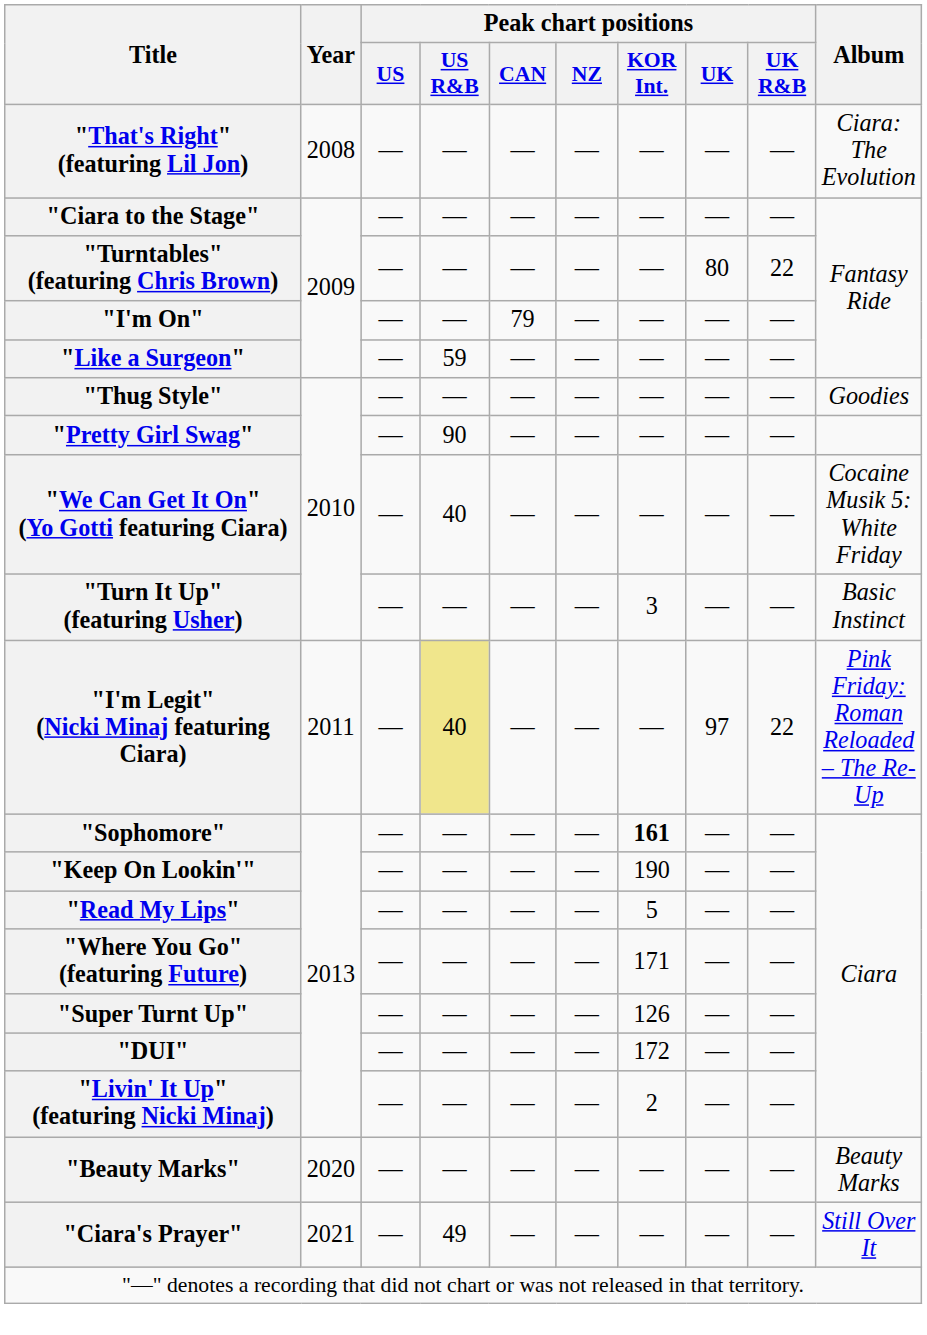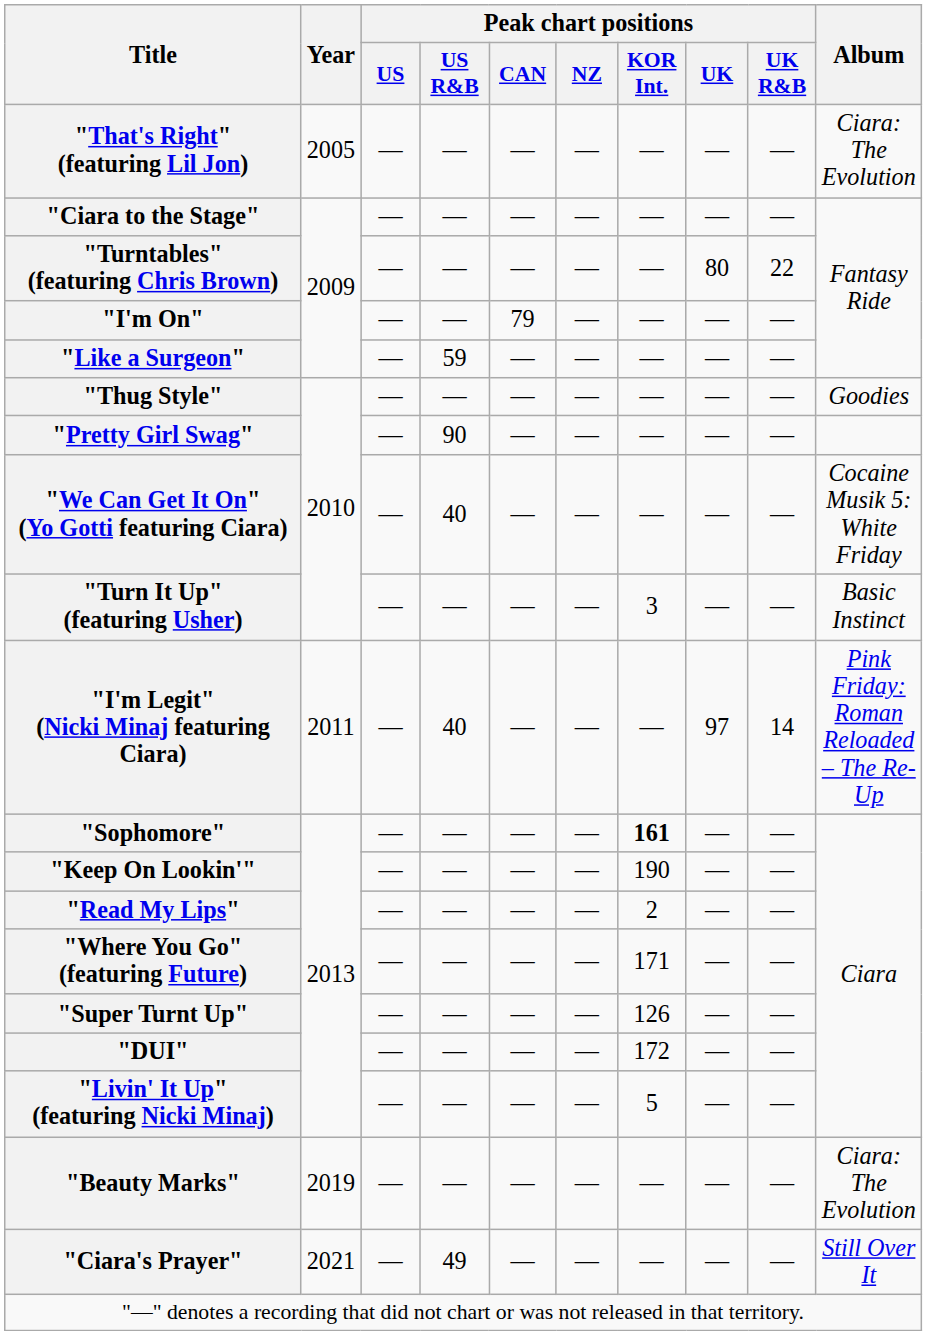(331, 150) 2008 -> (331, 150) 2005
(455, 726) khaki background -> (455, 726) no background
(782, 726) 22 -> (782, 726) 14
(652, 909) 5 -> (652, 909) 2
(652, 1103) 2 -> (652, 1103) 5
(331, 1168) 2020 -> (331, 1182) 2019
(869, 1168) Beauty Marks -> (869, 1182) Ciara: The Evolution
